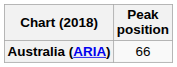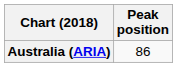(143, 51) 66 -> (143, 51) 86
